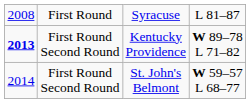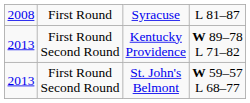(21, 44) bold -> (21, 44) normal
(21, 80) 2014 -> (21, 80) 2013
